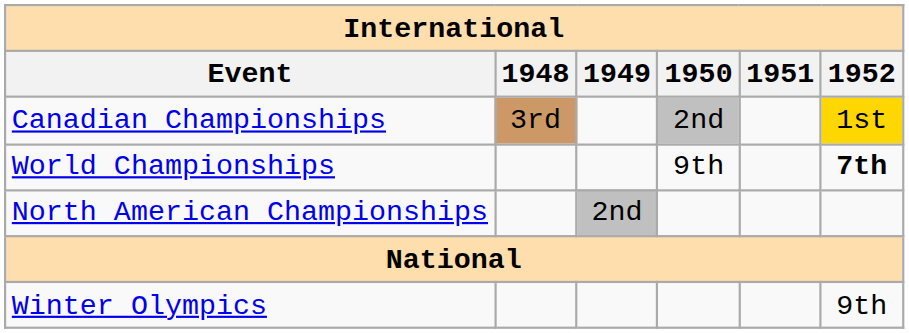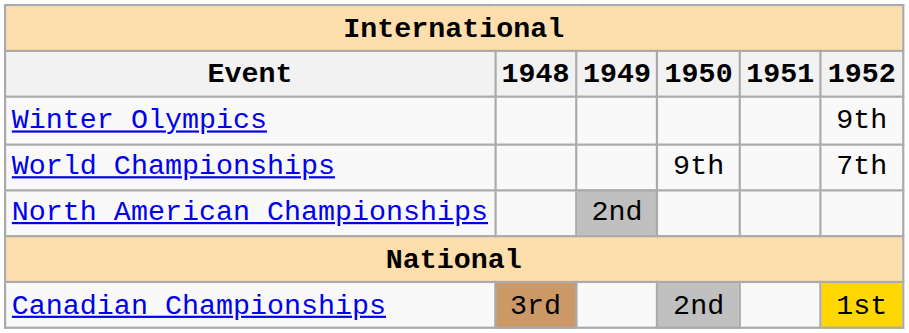rows swapped: (139, 305) <-> (199, 121)
(862, 167) bold -> (862, 167) normal
